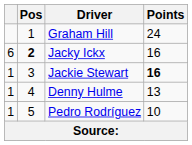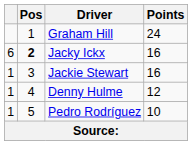(154, 73) bold -> (154, 73) normal
(154, 92) 13 -> (154, 92) 12
